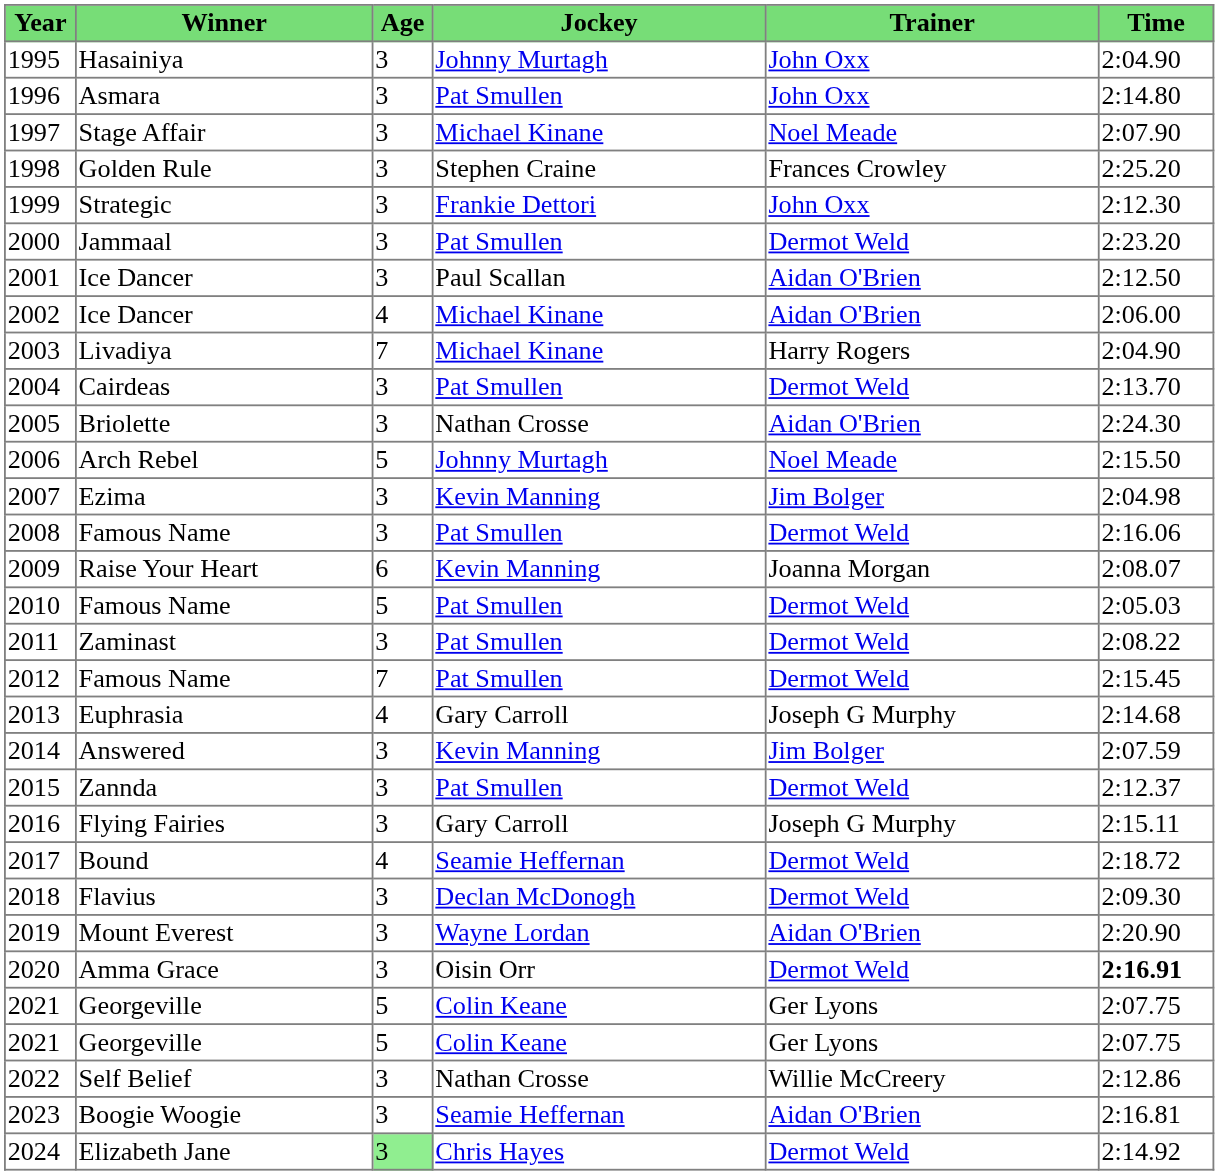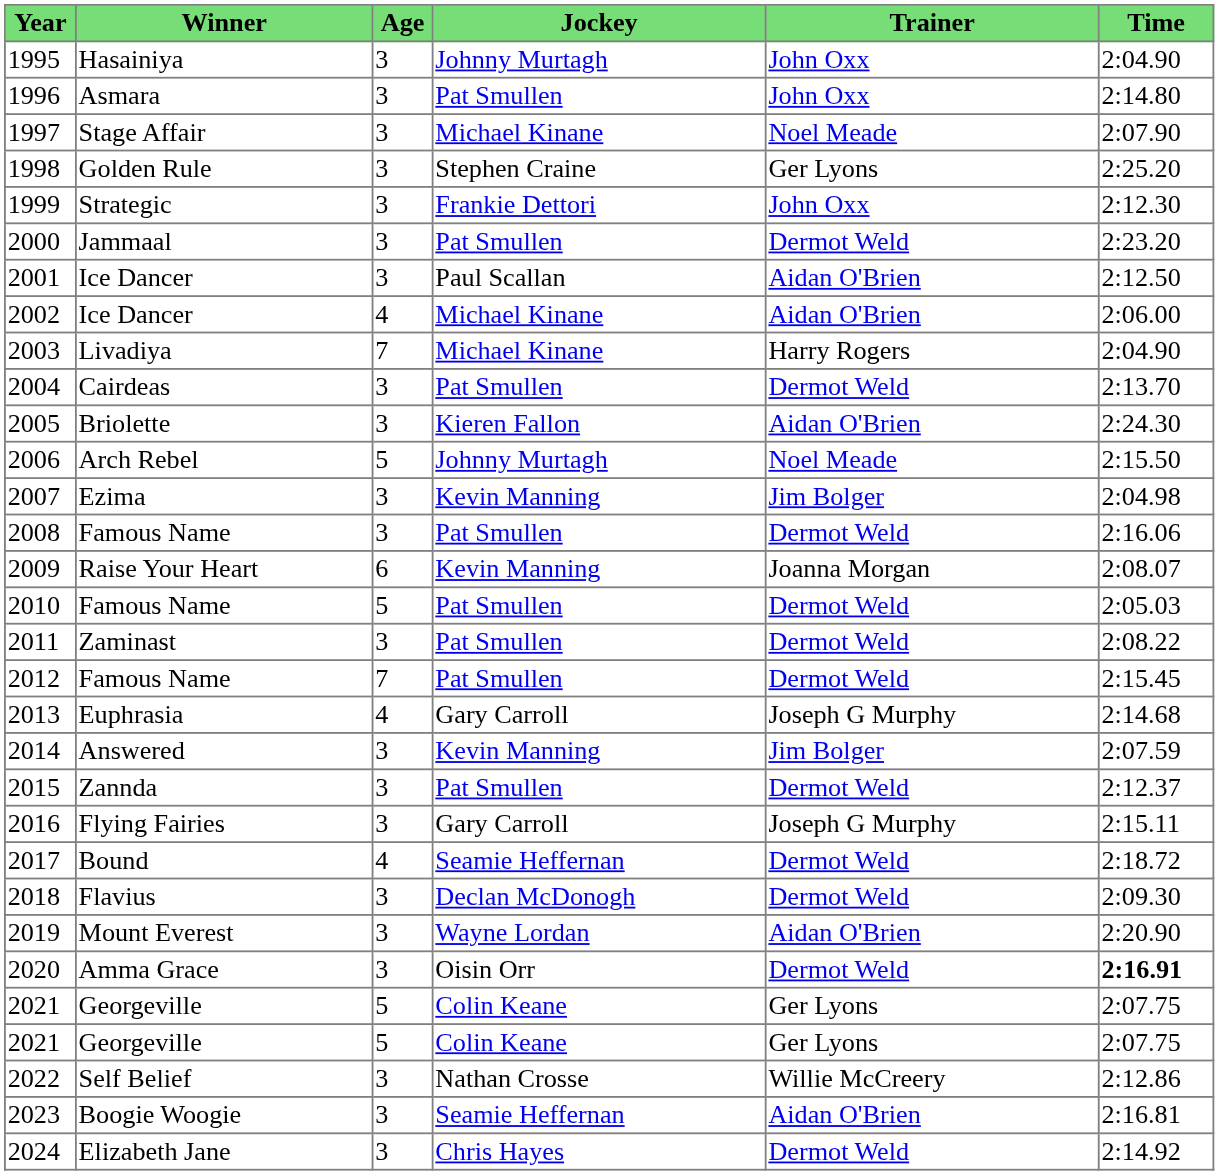(858, 168) Frances Crowley -> (823, 168) Ger Lyons
(512, 423) Nathan Crosse -> (508, 423) Kieren Fallon
(382, 1151) lightgreen background -> (382, 1151) no background
